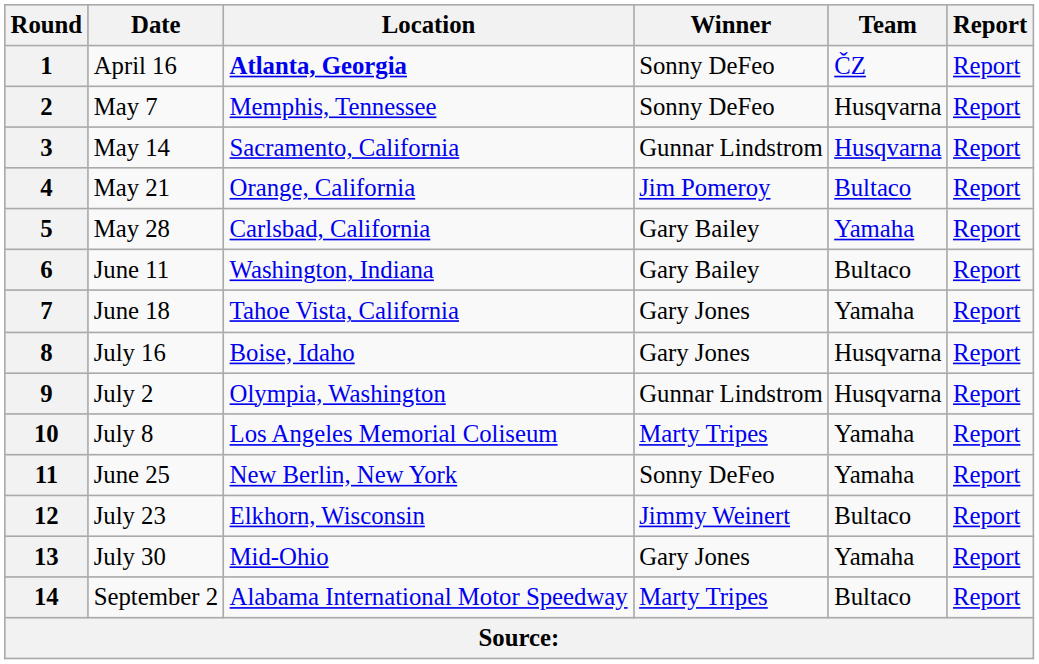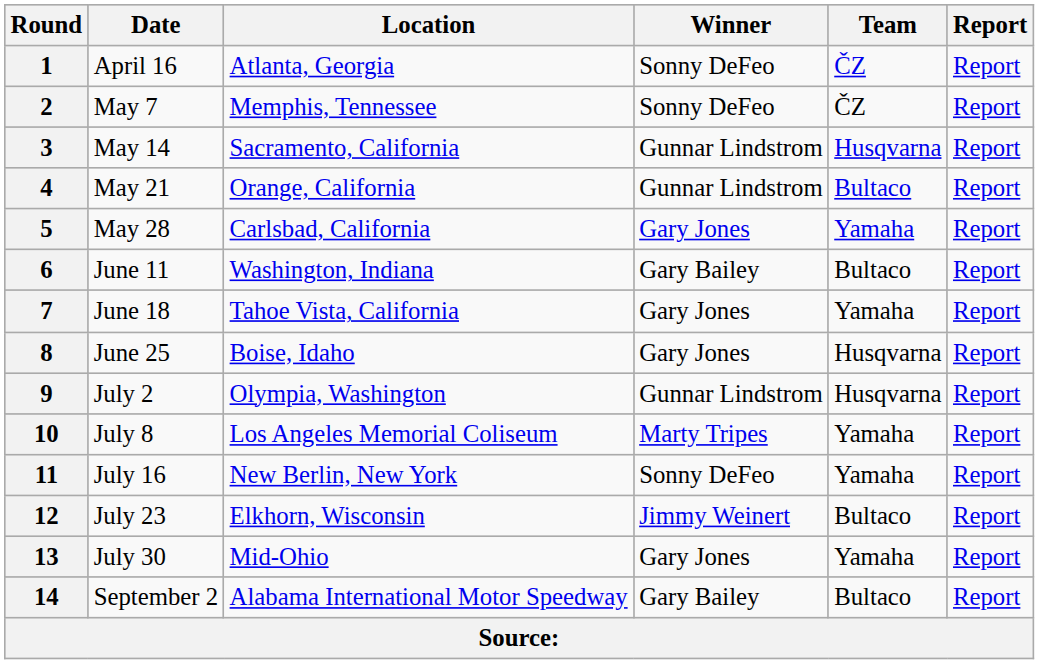(318, 65) bold -> (312, 65) normal
(888, 106) Husqvarna -> (850, 106) ČZ
(705, 188) Jim Pomeroy -> (731, 188) Gunnar Lindstrom
(699, 229) Gary Bailey -> (694, 229) Gary Jones
(130, 351) July 16 -> (132, 351) June 25
(132, 474) June 25 -> (130, 474) July 16
(703, 597) Marty Tripes -> (699, 597) Gary Bailey
